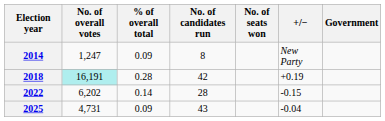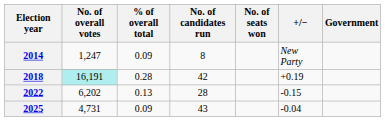(144, 93) 0.14 -> (144, 93) 0.13
